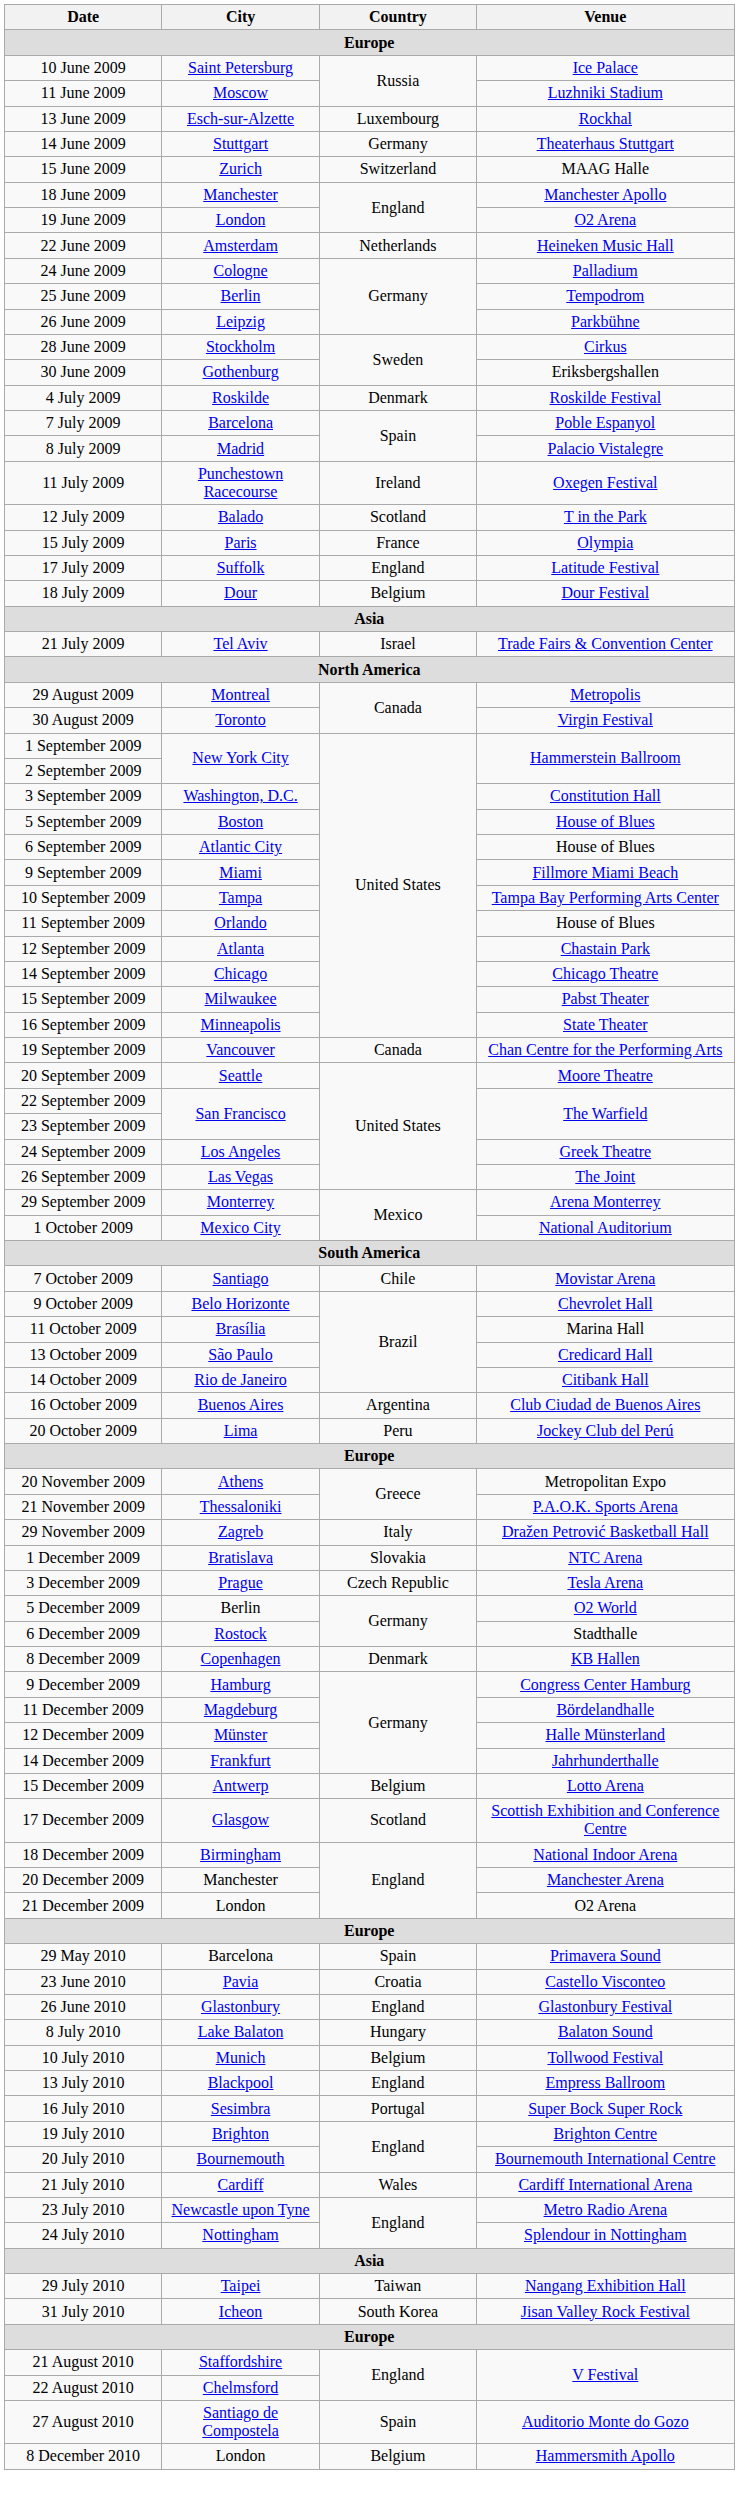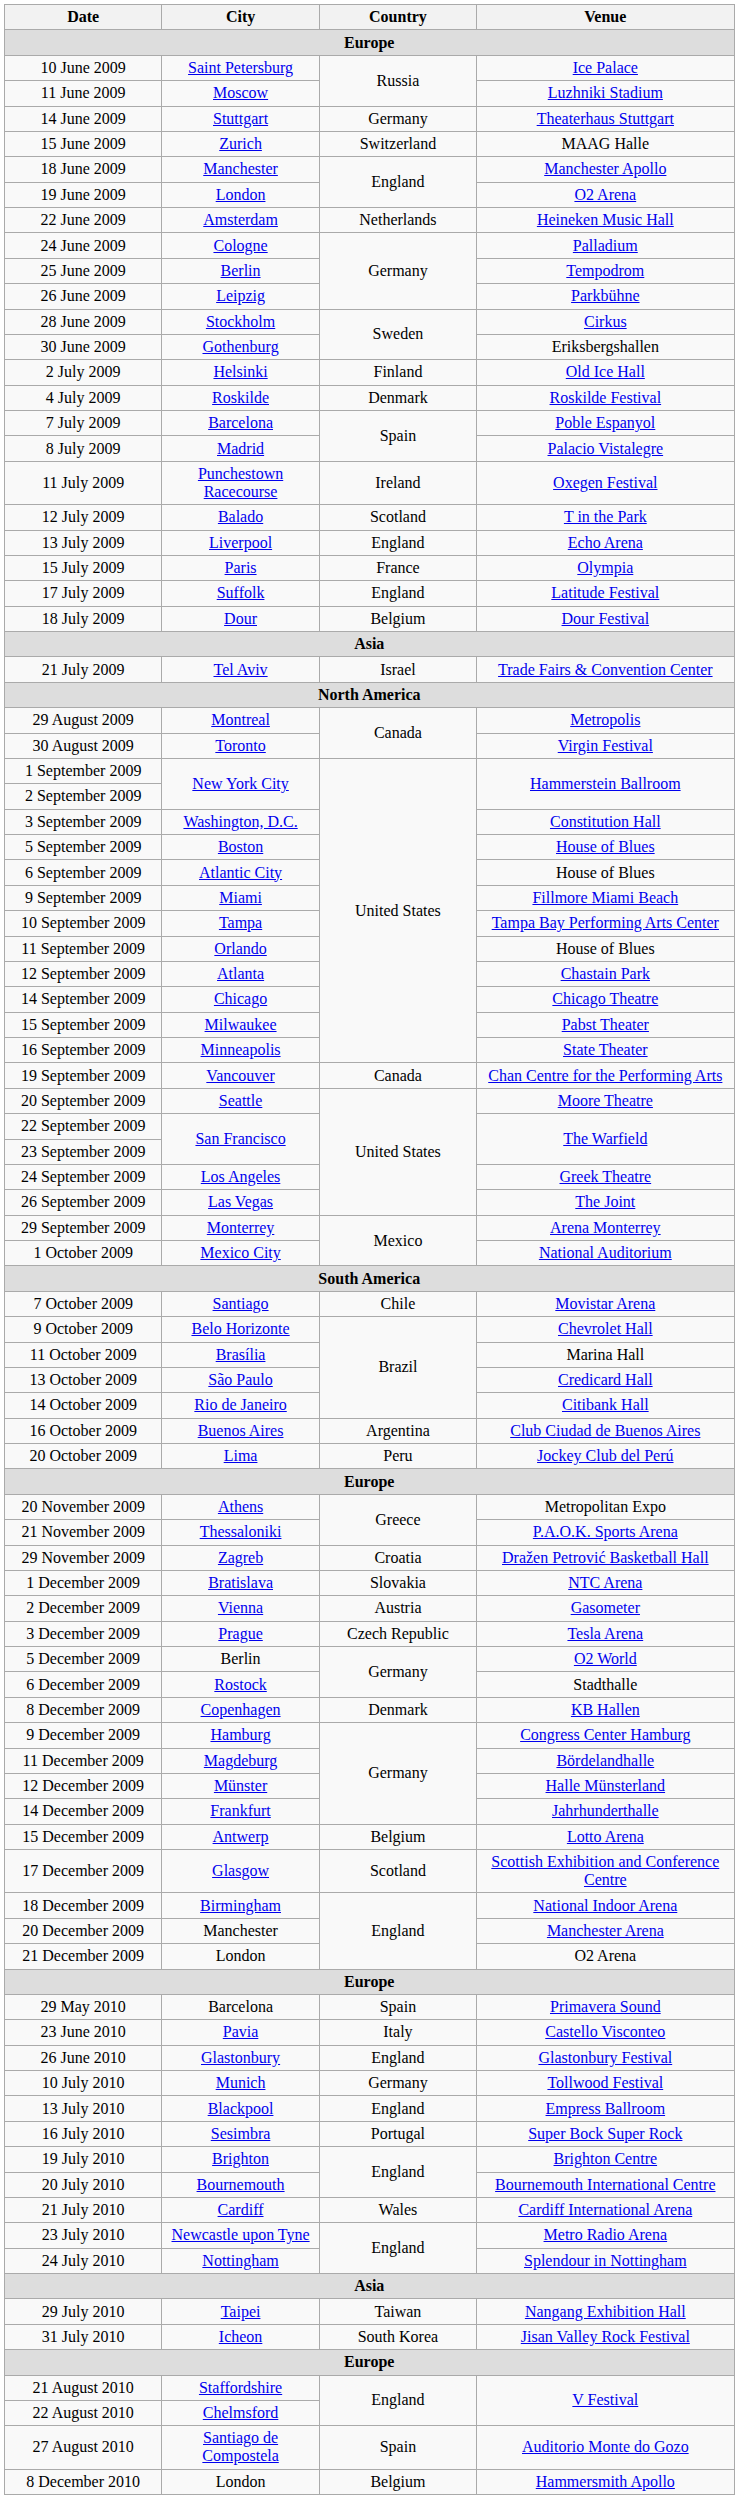- row: (83, 118)
+ row: (83, 372)
+ row: (83, 542)
(398, 1532) Italy -> (398, 1557) Croatia
+ row: (83, 1608)
(398, 1981) Croatia -> (398, 2032) Italy
- row: (83, 2032)
(398, 2057) Belgium -> (398, 2083) Germany
